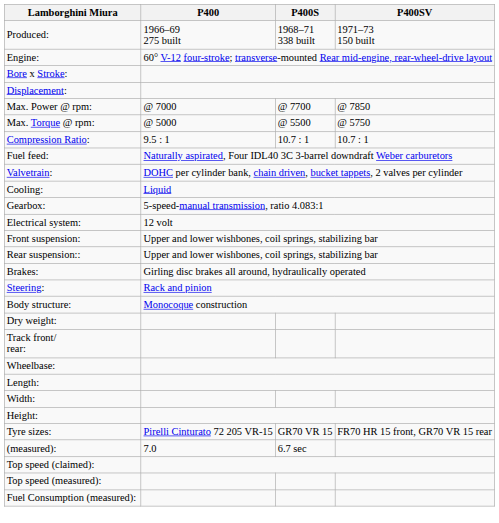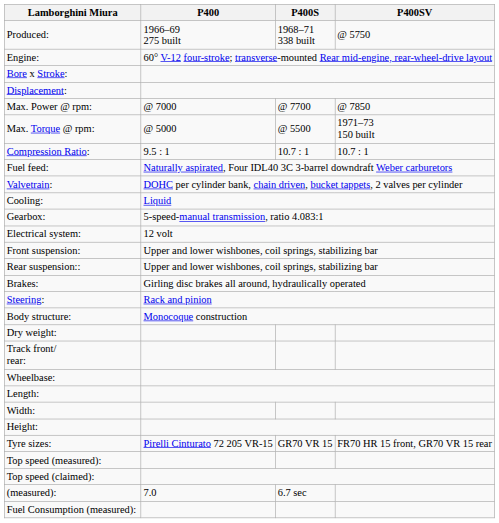(356, 35) 1971–73 150 built -> (354, 35) @ 5750
(354, 123) @ 5750 -> (356, 129) 1971–73 150 built
rows swapped: (55, 481) <-> (33, 448)
